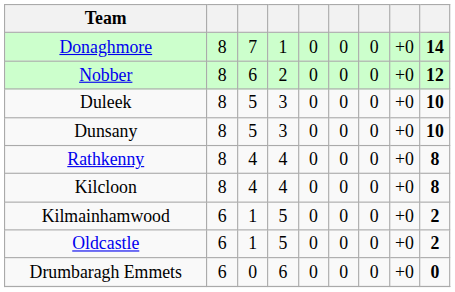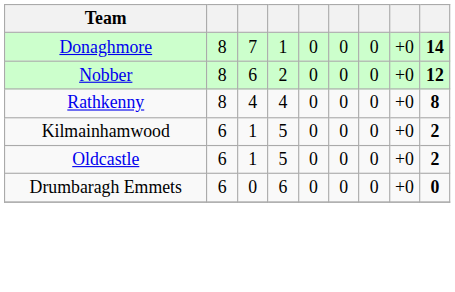- row: (106, 103)
- row: (106, 131)
- row: (106, 187)
